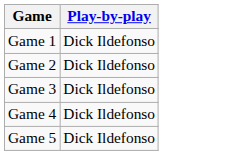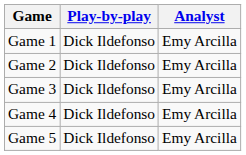+ column: (199, 16)
